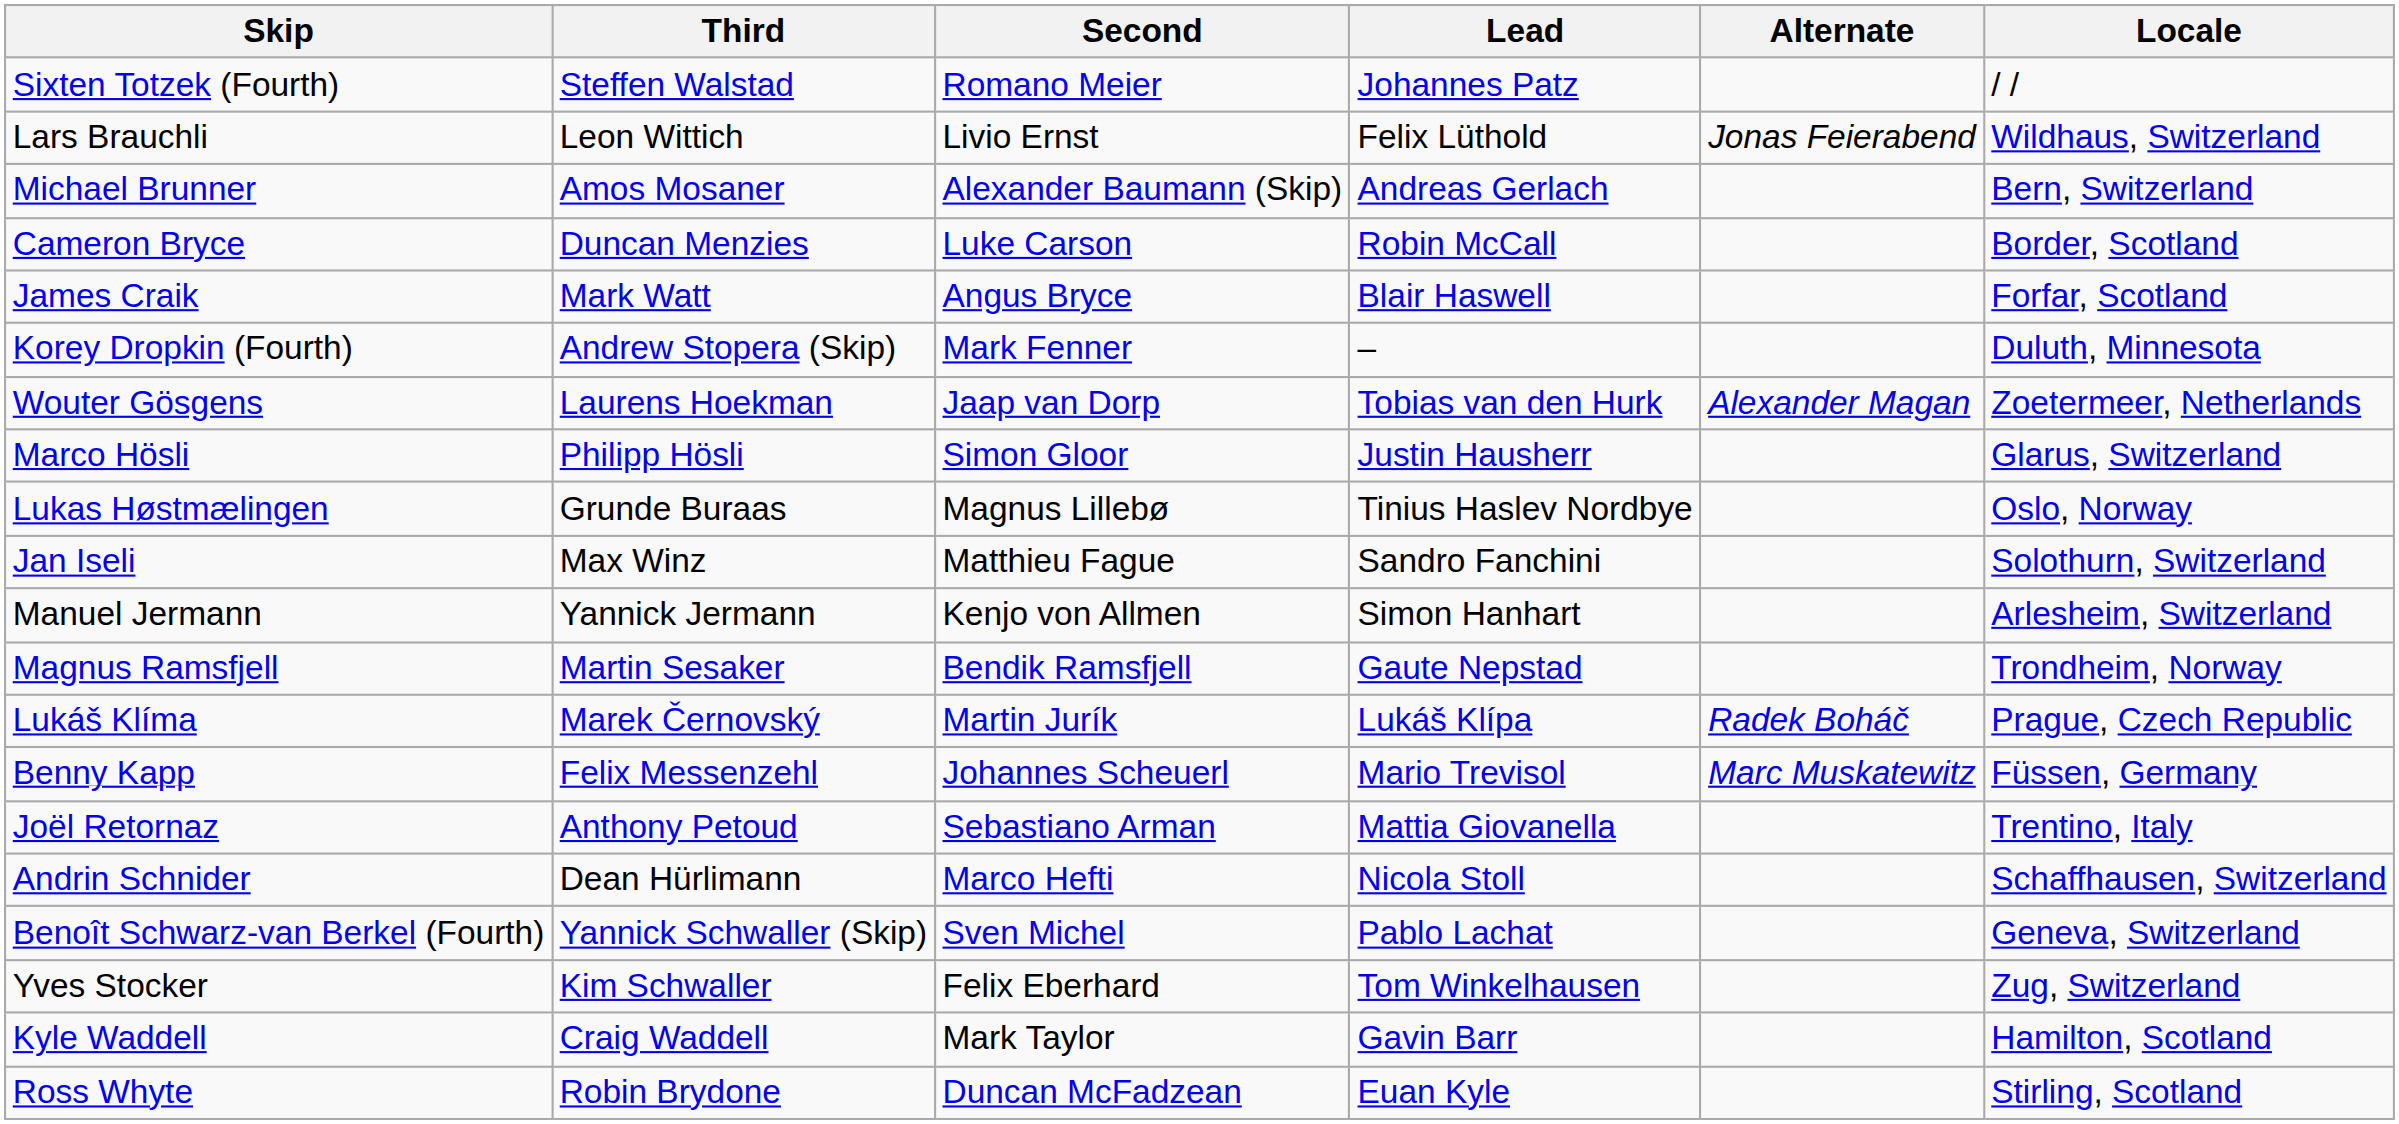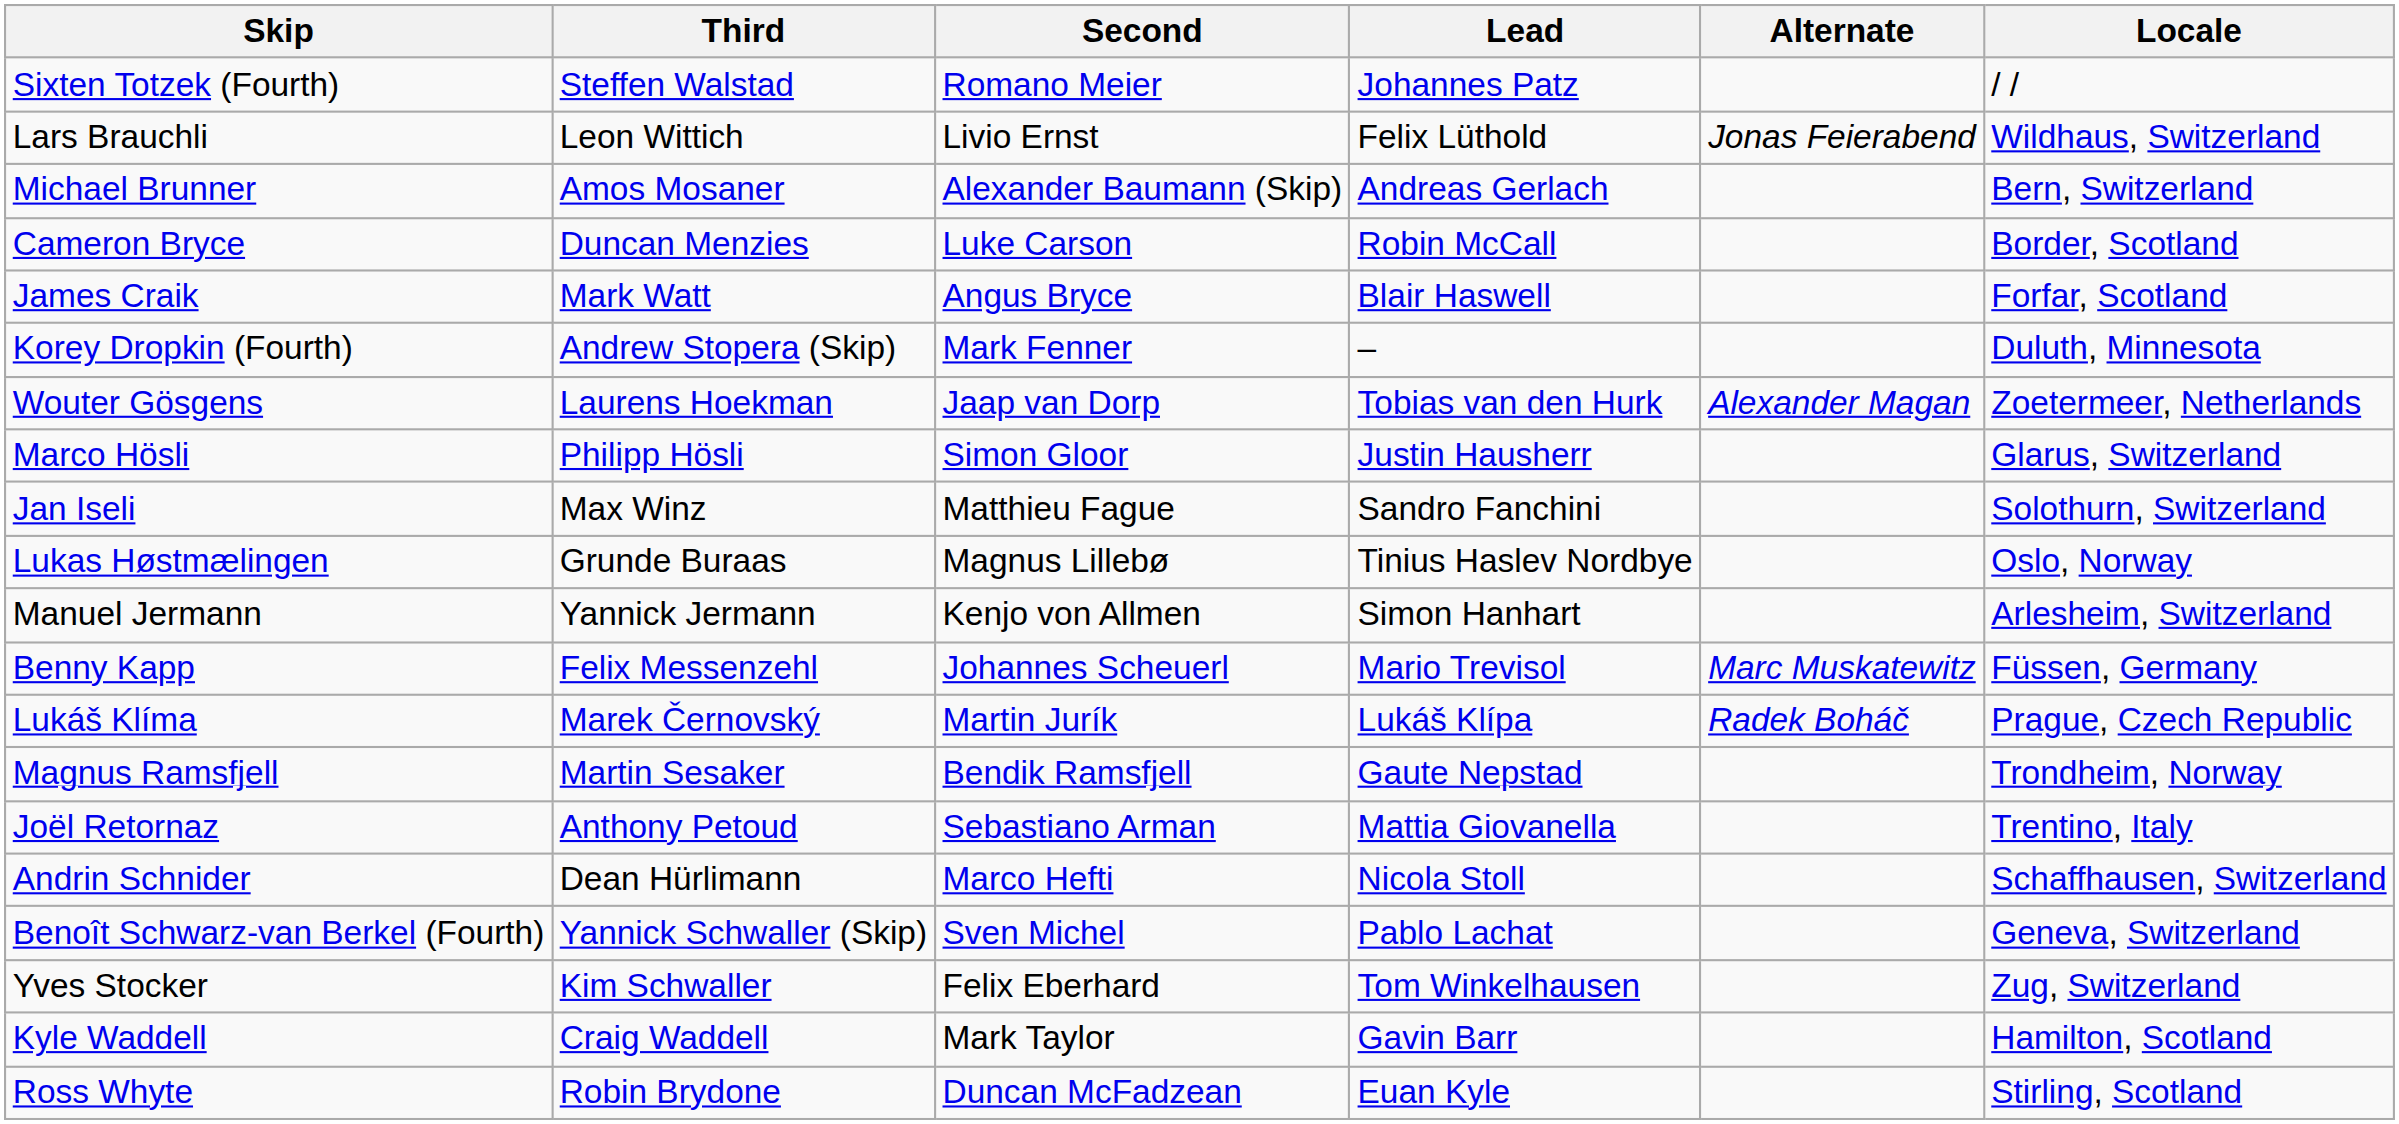rows swapped: (171, 508) <-> (74, 561)
rows swapped: (104, 773) <-> (146, 667)
